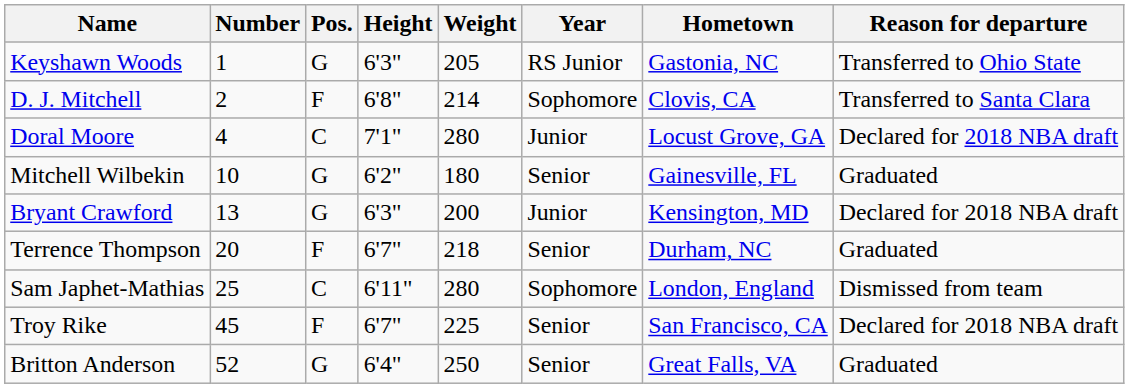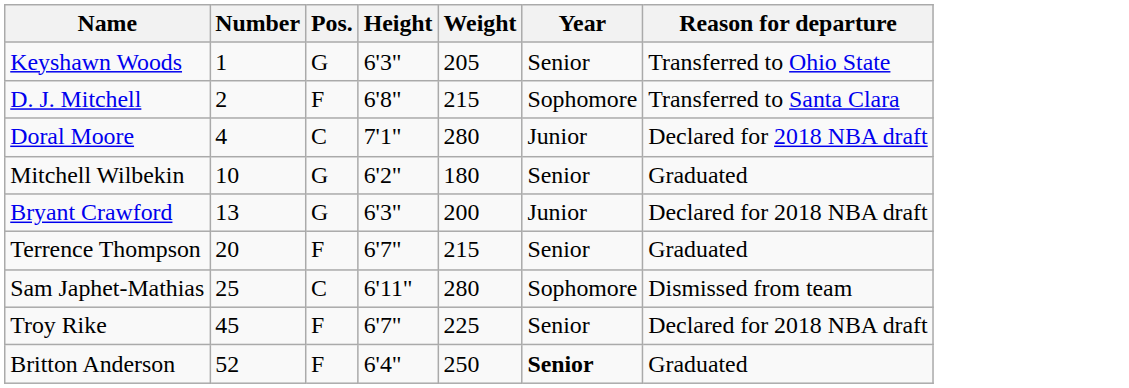- column: (738, 23)
(575, 61) RS Junior -> (559, 61) Senior
(461, 99) 214 -> (461, 99) 215
(461, 250) 218 -> (461, 250) 215
(320, 363) G -> (318, 363) F
(559, 363) normal -> (561, 363) bold
